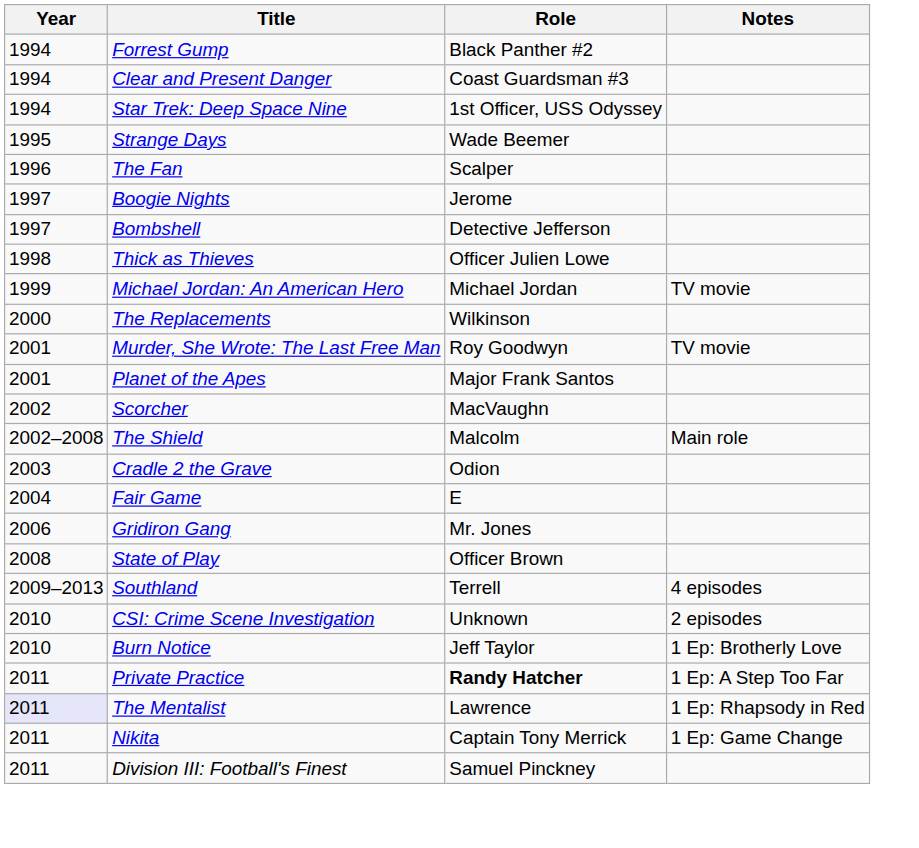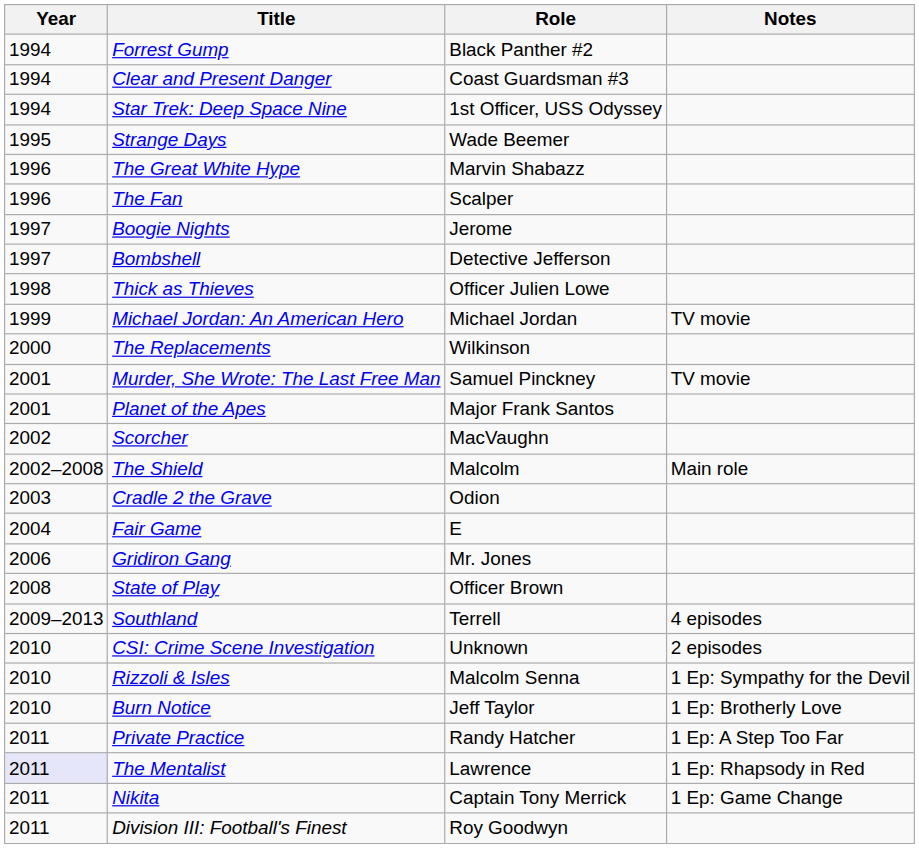+ row: (206, 169)
(509, 348) Roy Goodwyn -> (522, 378) Samuel Pinckney
+ row: (171, 678)
(516, 678) bold -> (512, 738) normal
(522, 768) Samuel Pinckney -> (509, 827) Roy Goodwyn
